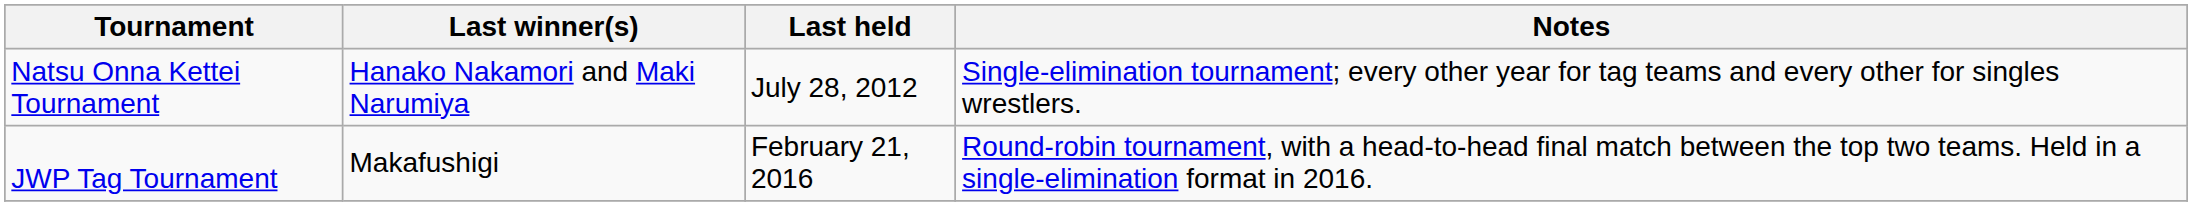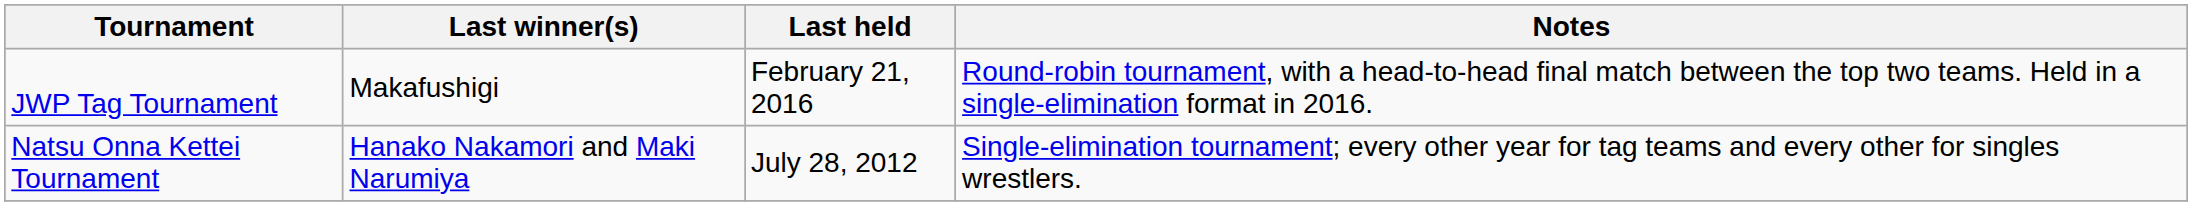rows swapped: (144, 178) <-> (126, 86)
